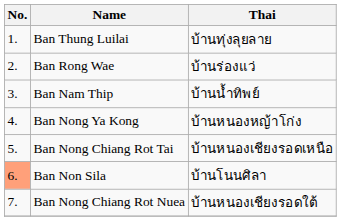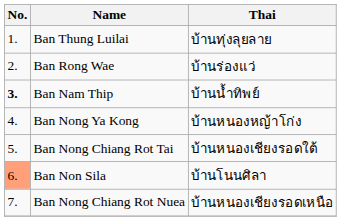(13, 93) normal -> (13, 93) bold
(262, 148) บ้านหนองเชียงรอดเหนือ -> (254, 148) บ้านหนองเชียงรอดใต้
(254, 203) บ้านหนองเชียงรอดใต้ -> (262, 203) บ้านหนองเชียงรอดเหนือ
